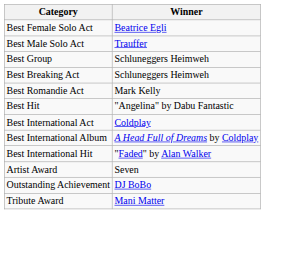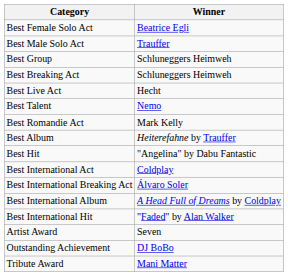+ row: (34, 91)
+ row: (29, 106)
+ row: (30, 138)
+ row: (70, 185)
